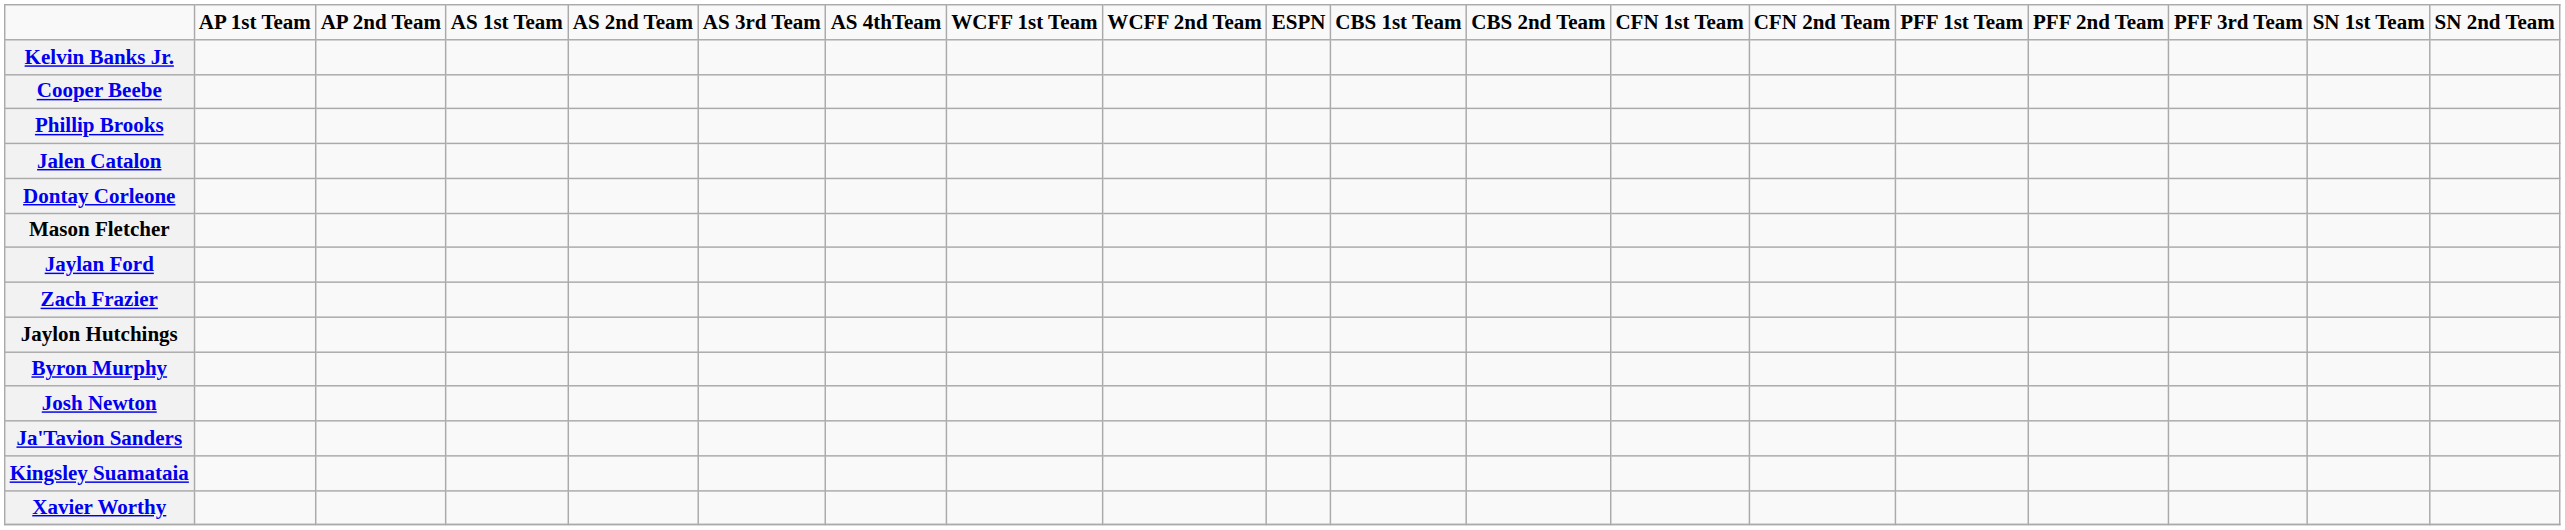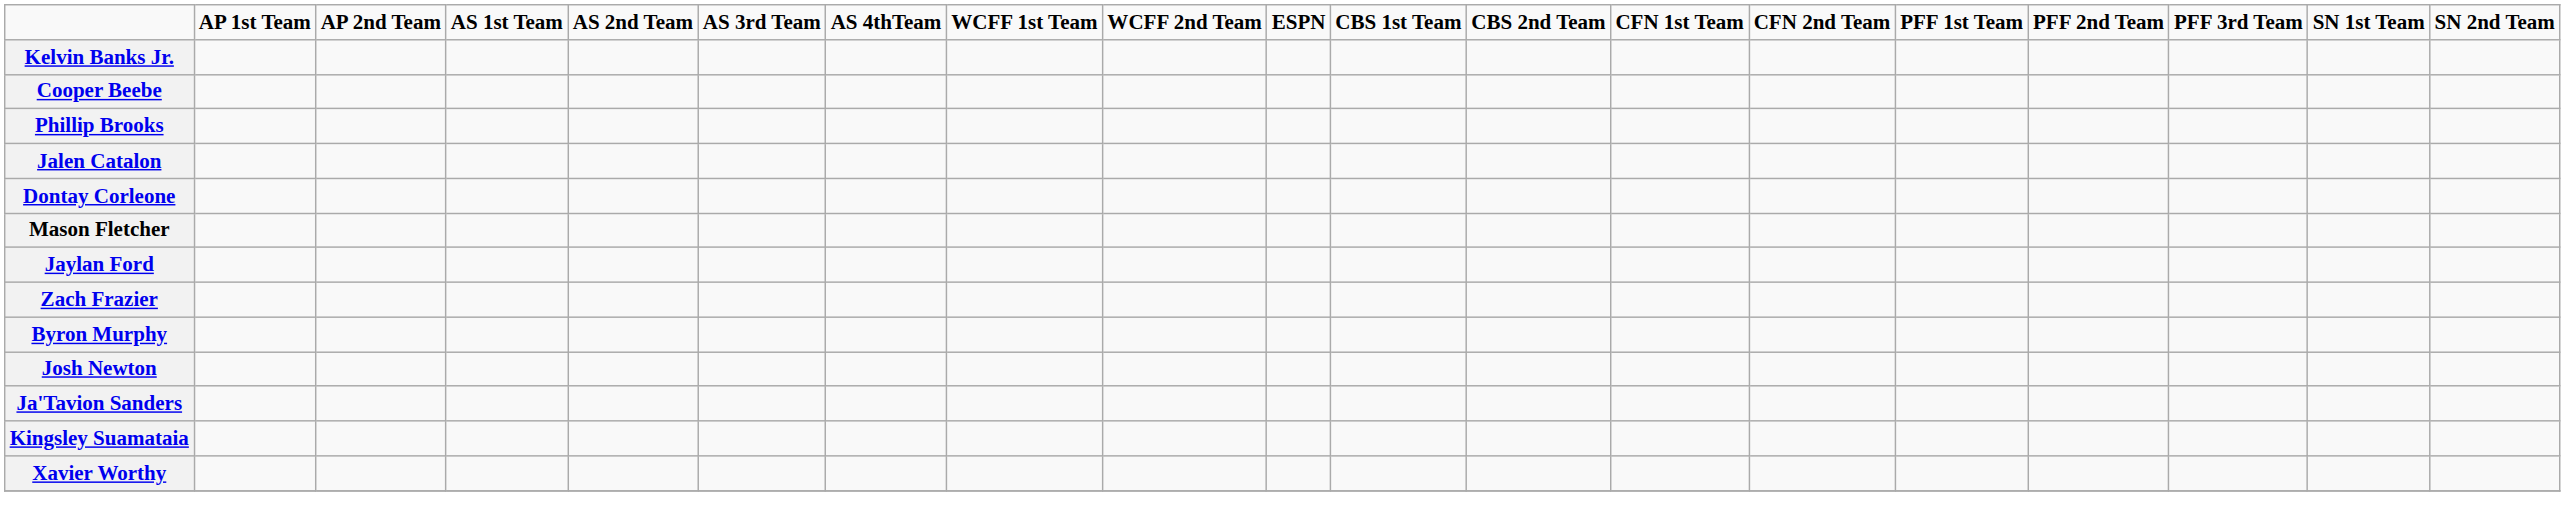- row: (99, 334)
